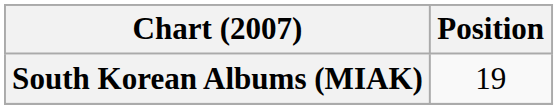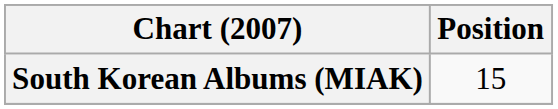(491, 78) 19 -> (491, 78) 15
